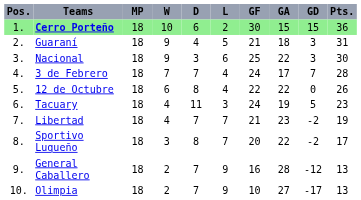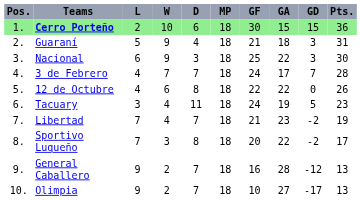columns swapped: (138, 11) <-> (225, 11)
